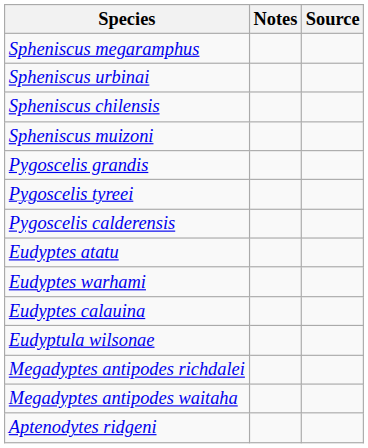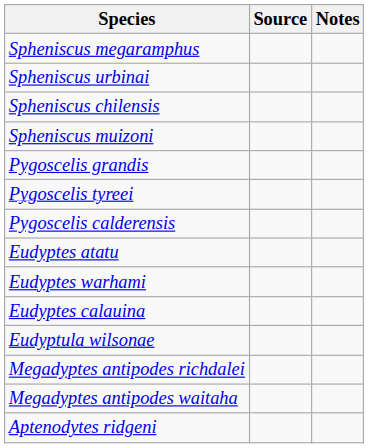columns swapped: (275, 19) <-> (333, 19)
